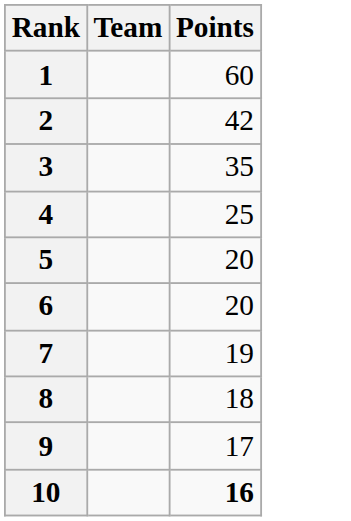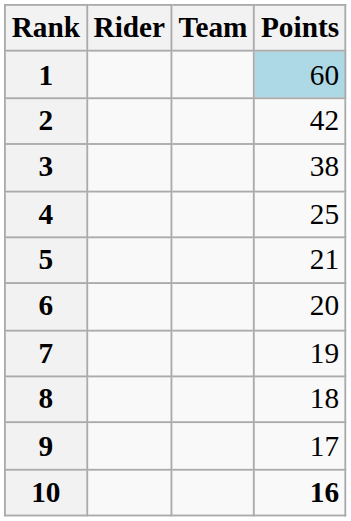+ column: (129, 27)
(239, 74) no background -> (324, 74) lightblue background
(239, 167) 35 -> (324, 167) 38
(239, 259) 20 -> (324, 259) 21
